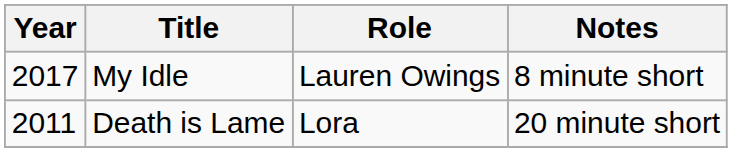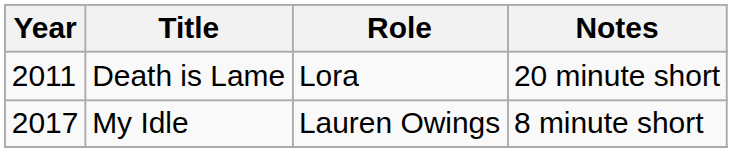rows swapped: (189, 123) <-> (140, 75)
